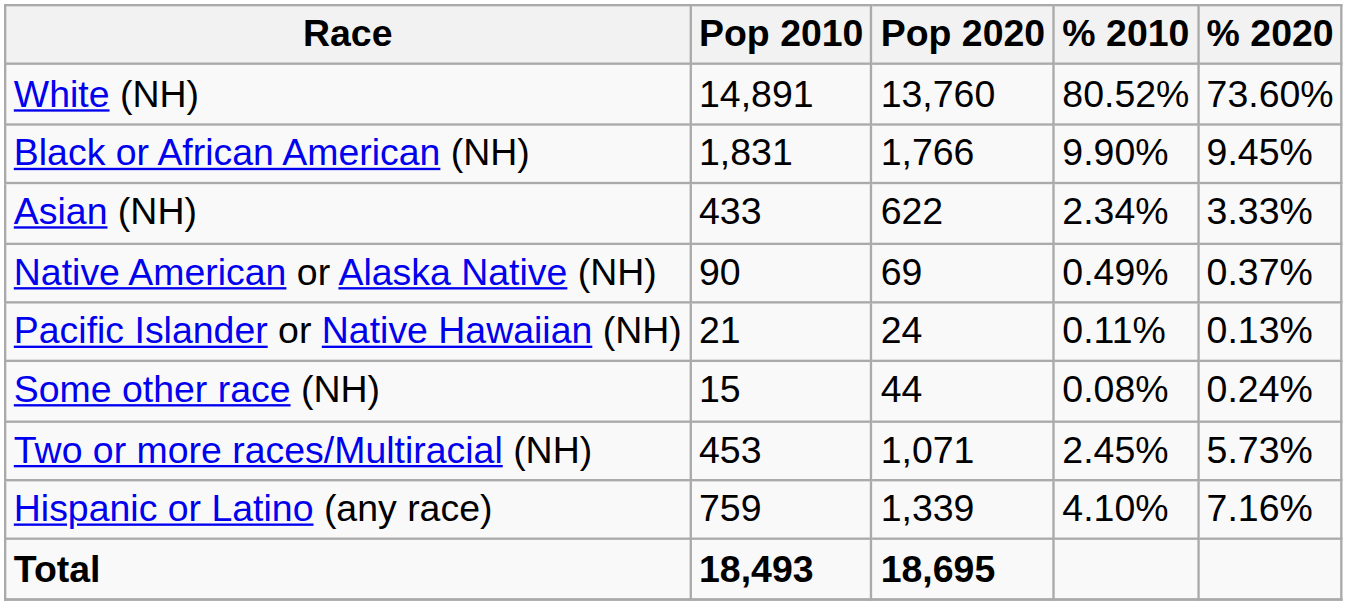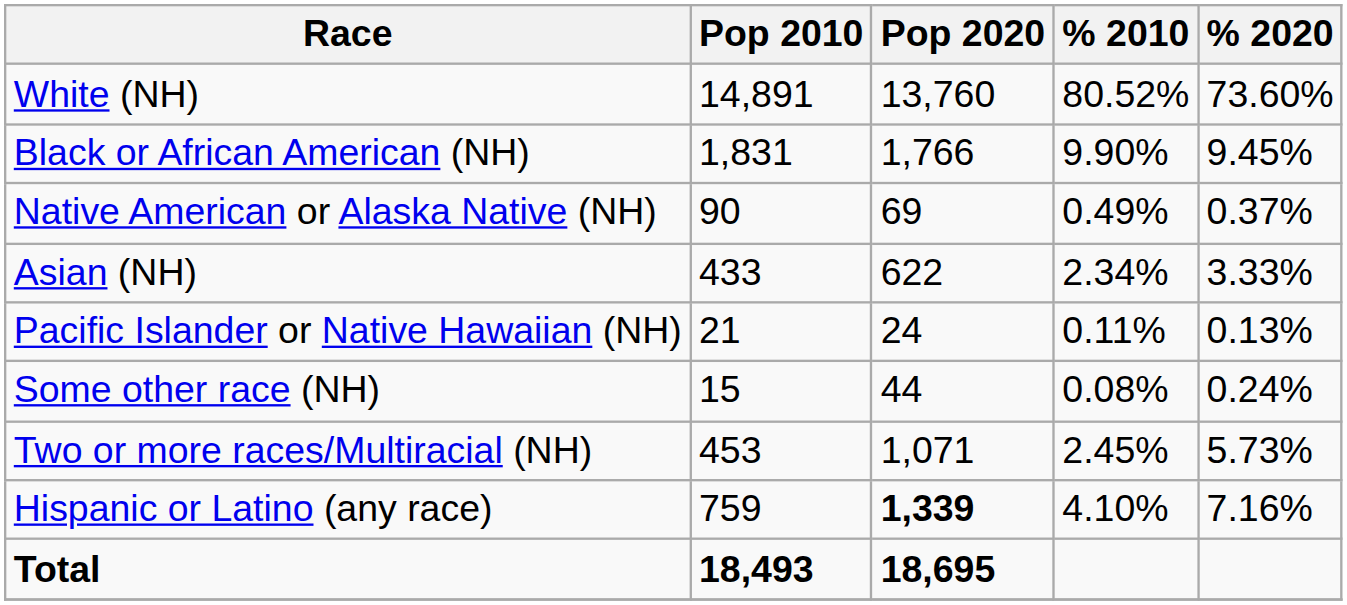rows swapped: (335, 271) <-> (105, 212)
(928, 509) normal -> (928, 509) bold
